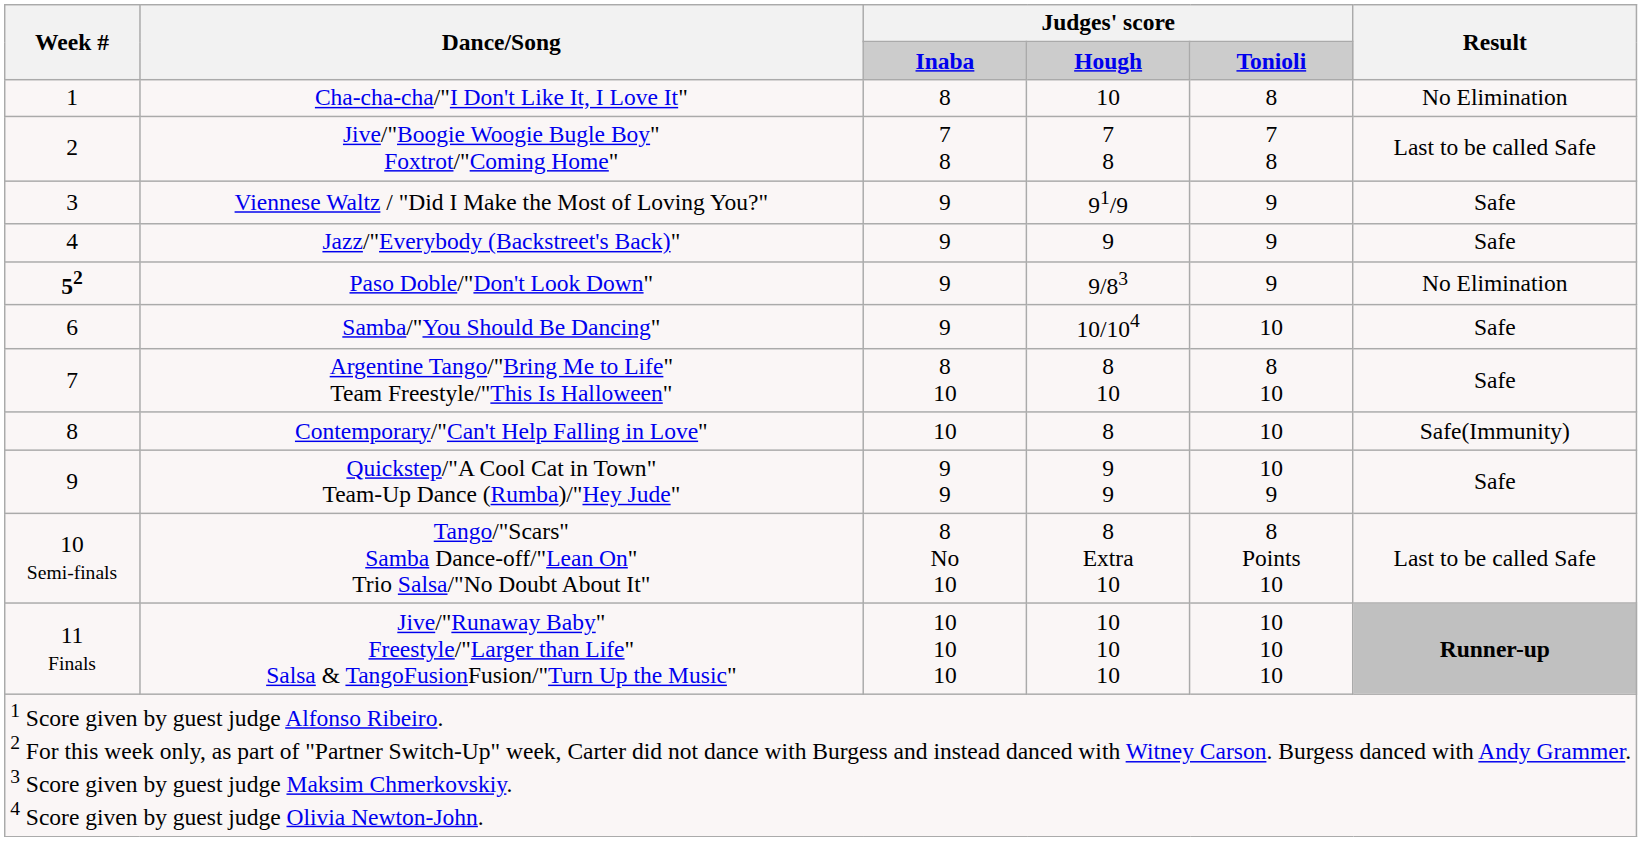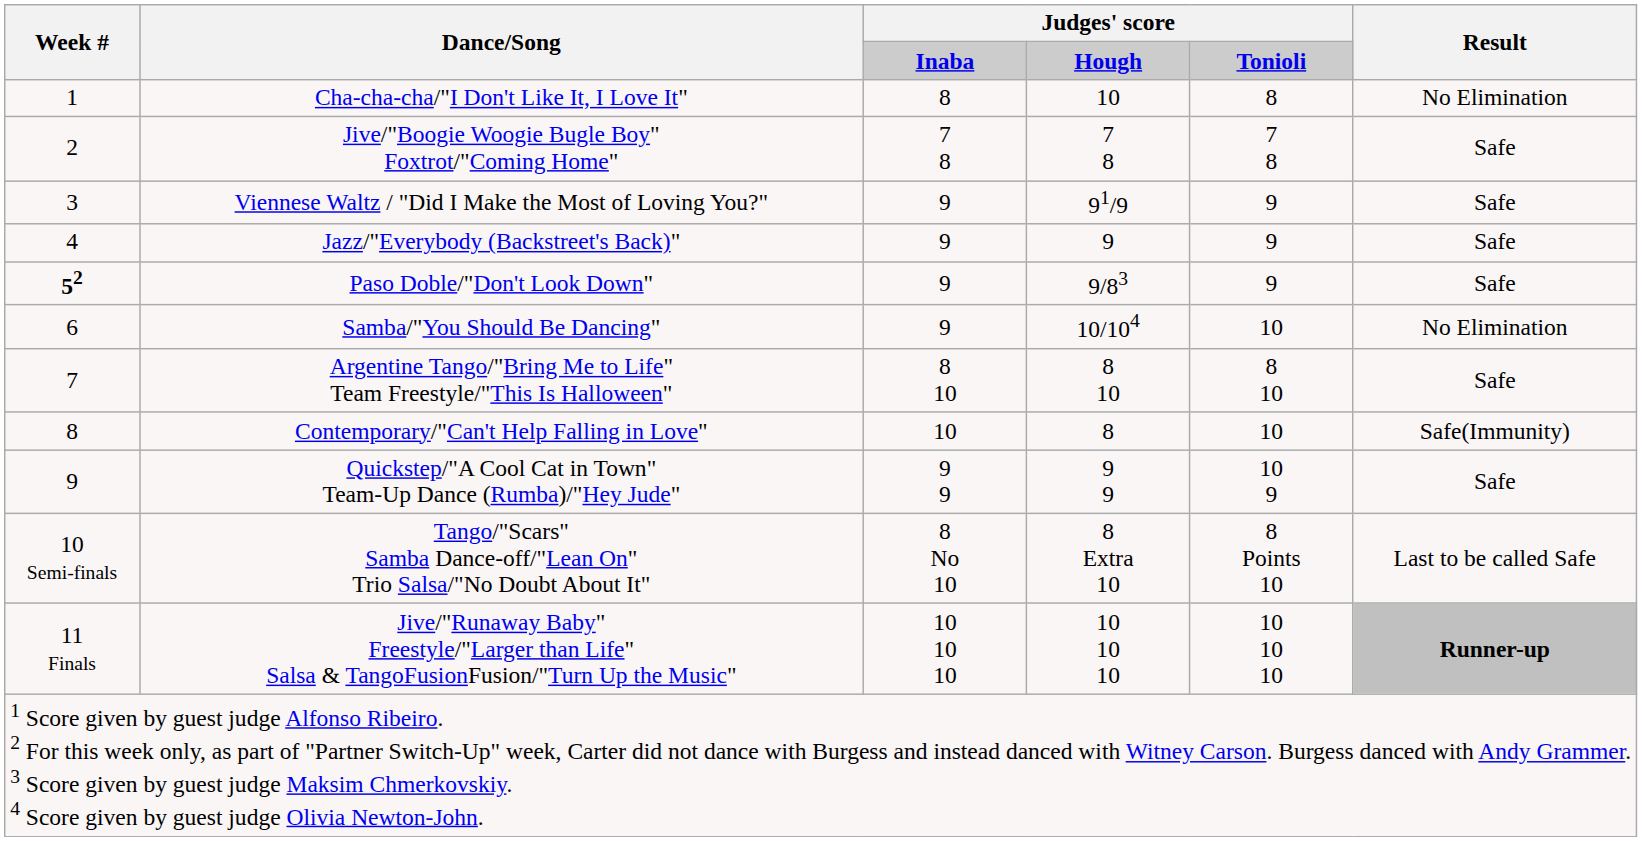(1495, 148) Last to be called Safe -> (1495, 148) Safe
(1495, 282) No Elimination -> (1495, 282) Safe
(1495, 326) Safe -> (1495, 326) No Elimination
